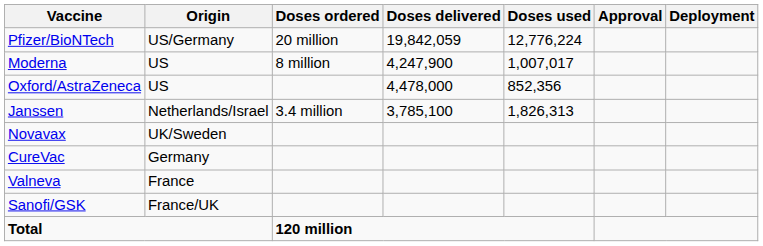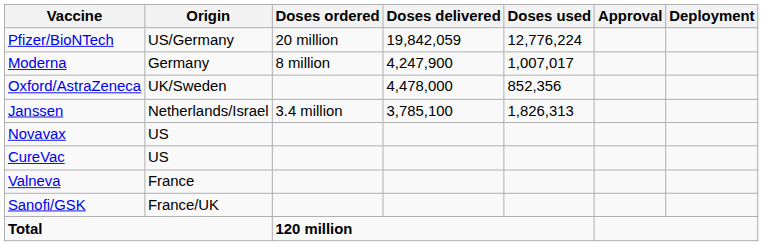(158, 63) US -> (178, 63) Germany
(158, 87) US -> (187, 87) UK/Sweden
(187, 134) UK/Sweden -> (158, 134) US
(178, 157) Germany -> (158, 157) US
